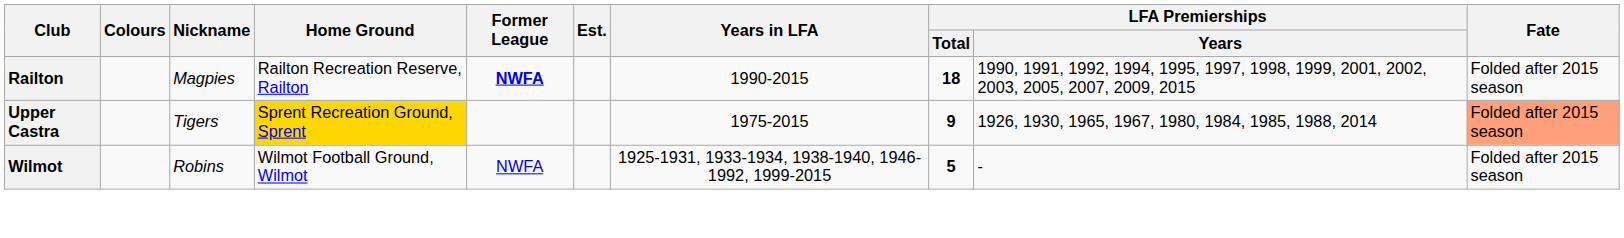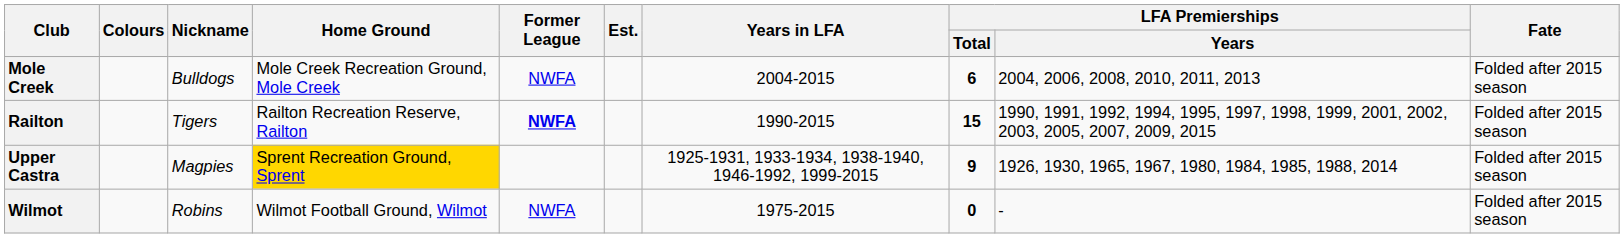+ row: (31, 78)
(204, 78) Magpies -> (194, 122) Tigers
(951, 78) 18 -> (972, 122) 15
(196, 122) Tigers -> (203, 166) Magpies
(770, 122) 1975-2015 -> (796, 166) 1925-1931, 1933-1934, 1938-1940, 1946-1992, 1999-2015
(1534, 122) lightsalmon background -> (1538, 166) no background
(770, 166) 1925-1931, 1933-1934, 1938-1940, 1946-1992, 1999-2015 -> (796, 211) 1975-2015
(951, 166) 5 -> (972, 211) 0
